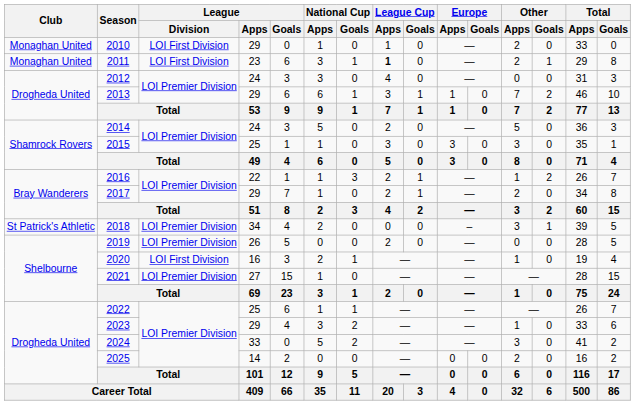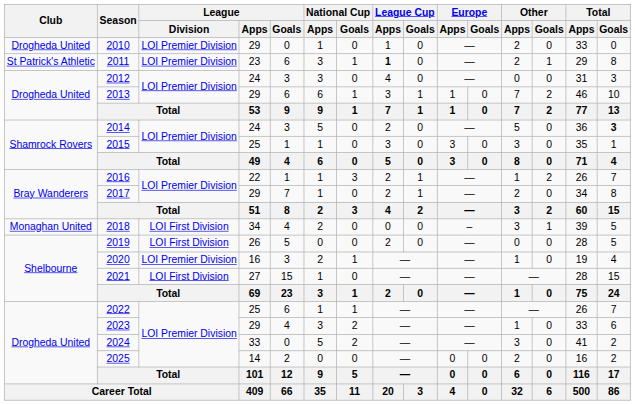(51, 45) Monaghan United -> (51, 45) Drogheda United
(189, 45) LOI First Division -> (189, 45) LOI Premier Division
(51, 62) Monaghan United -> (51, 62) St Patrick's Athletic
(189, 62) LOI First Division -> (189, 62) LOI Premier Division
(614, 128) normal -> (614, 128) bold
(51, 227) St Patrick's Athletic -> (51, 227) Monaghan United
(189, 227) LOI Premier Division -> (189, 227) LOI First Division
(189, 243) LOI Premier Division -> (189, 243) LOI First Division
(189, 260) LOI First Division -> (189, 260) LOI Premier Division
(189, 276) LOI Premier Division -> (189, 276) LOI First Division
